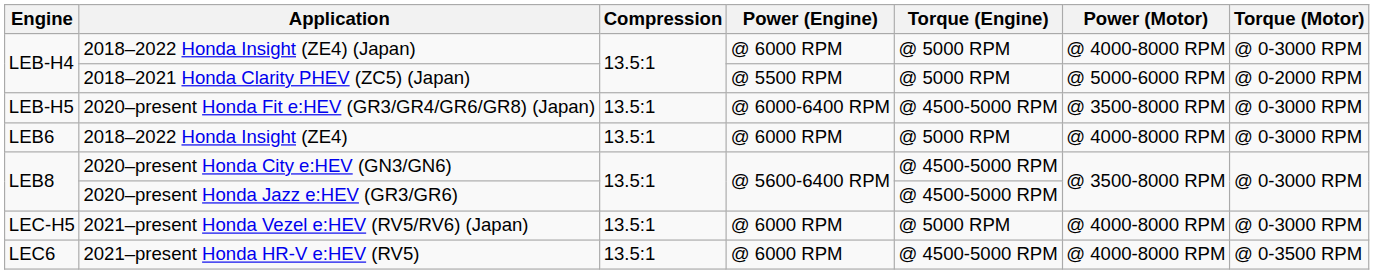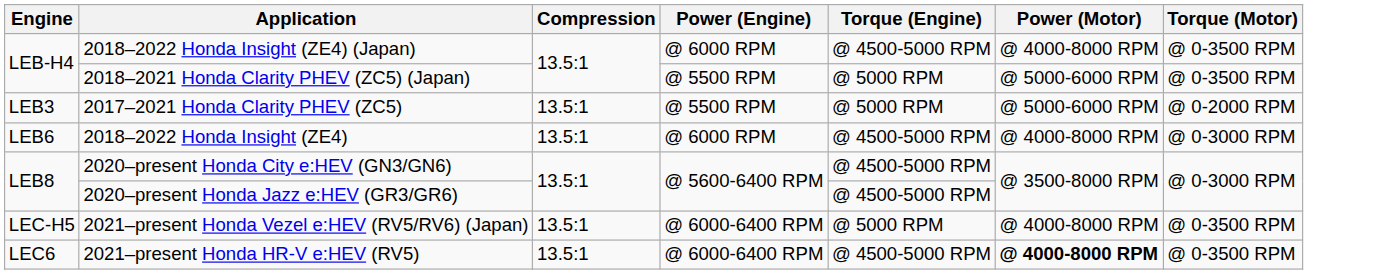(954, 48) @ 5000 RPM -> (911, 48) @ 4500-5000 RPM
(1298, 48) @ 0-3000 RPM -> (1231, 48) @ 0-3500 RPM
(1298, 78) @ 0-2000 RPM -> (1231, 78) @ 0-3500 RPM
- row: (339, 107)
+ row: (243, 107)
(954, 136) @ 5000 RPM -> (911, 136) @ 4500-5000 RPM
(787, 225) @ 6000 RPM -> (744, 225) @ 6000-6400 RPM
(1298, 225) @ 0-3000 RPM -> (1231, 225) @ 0-3500 RPM
(787, 254) @ 6000 RPM -> (744, 254) @ 6000-6400 RPM
(1146, 254) normal -> (1079, 254) bold
